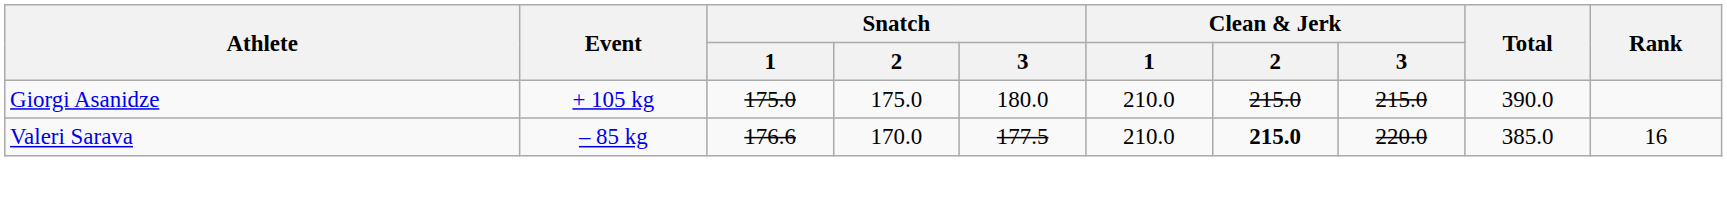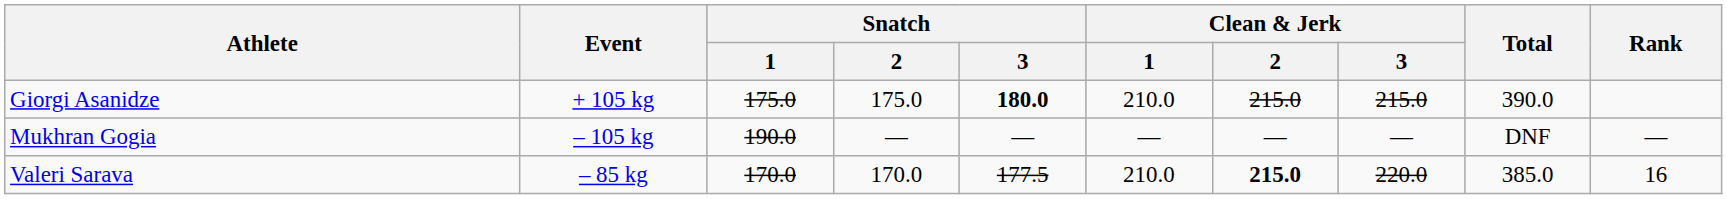(1023, 99) normal -> (1023, 99) bold
+ row: (83, 137)
(770, 137) 176.6 -> (770, 174) 170.0
